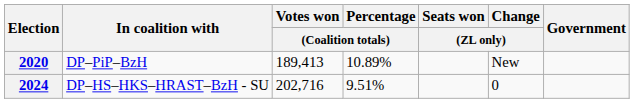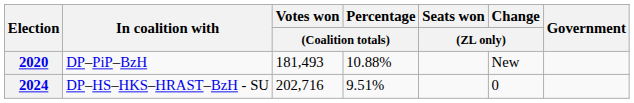(300, 62) 189,413 -> (300, 62) 181,493
(369, 62) 10.89% -> (369, 62) 10.88%
